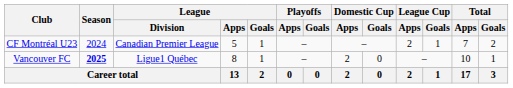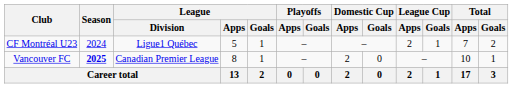(167, 43) Canadian Premier League -> (167, 43) Ligue1 Québec
(167, 59) Ligue1 Québec -> (167, 59) Canadian Premier League
